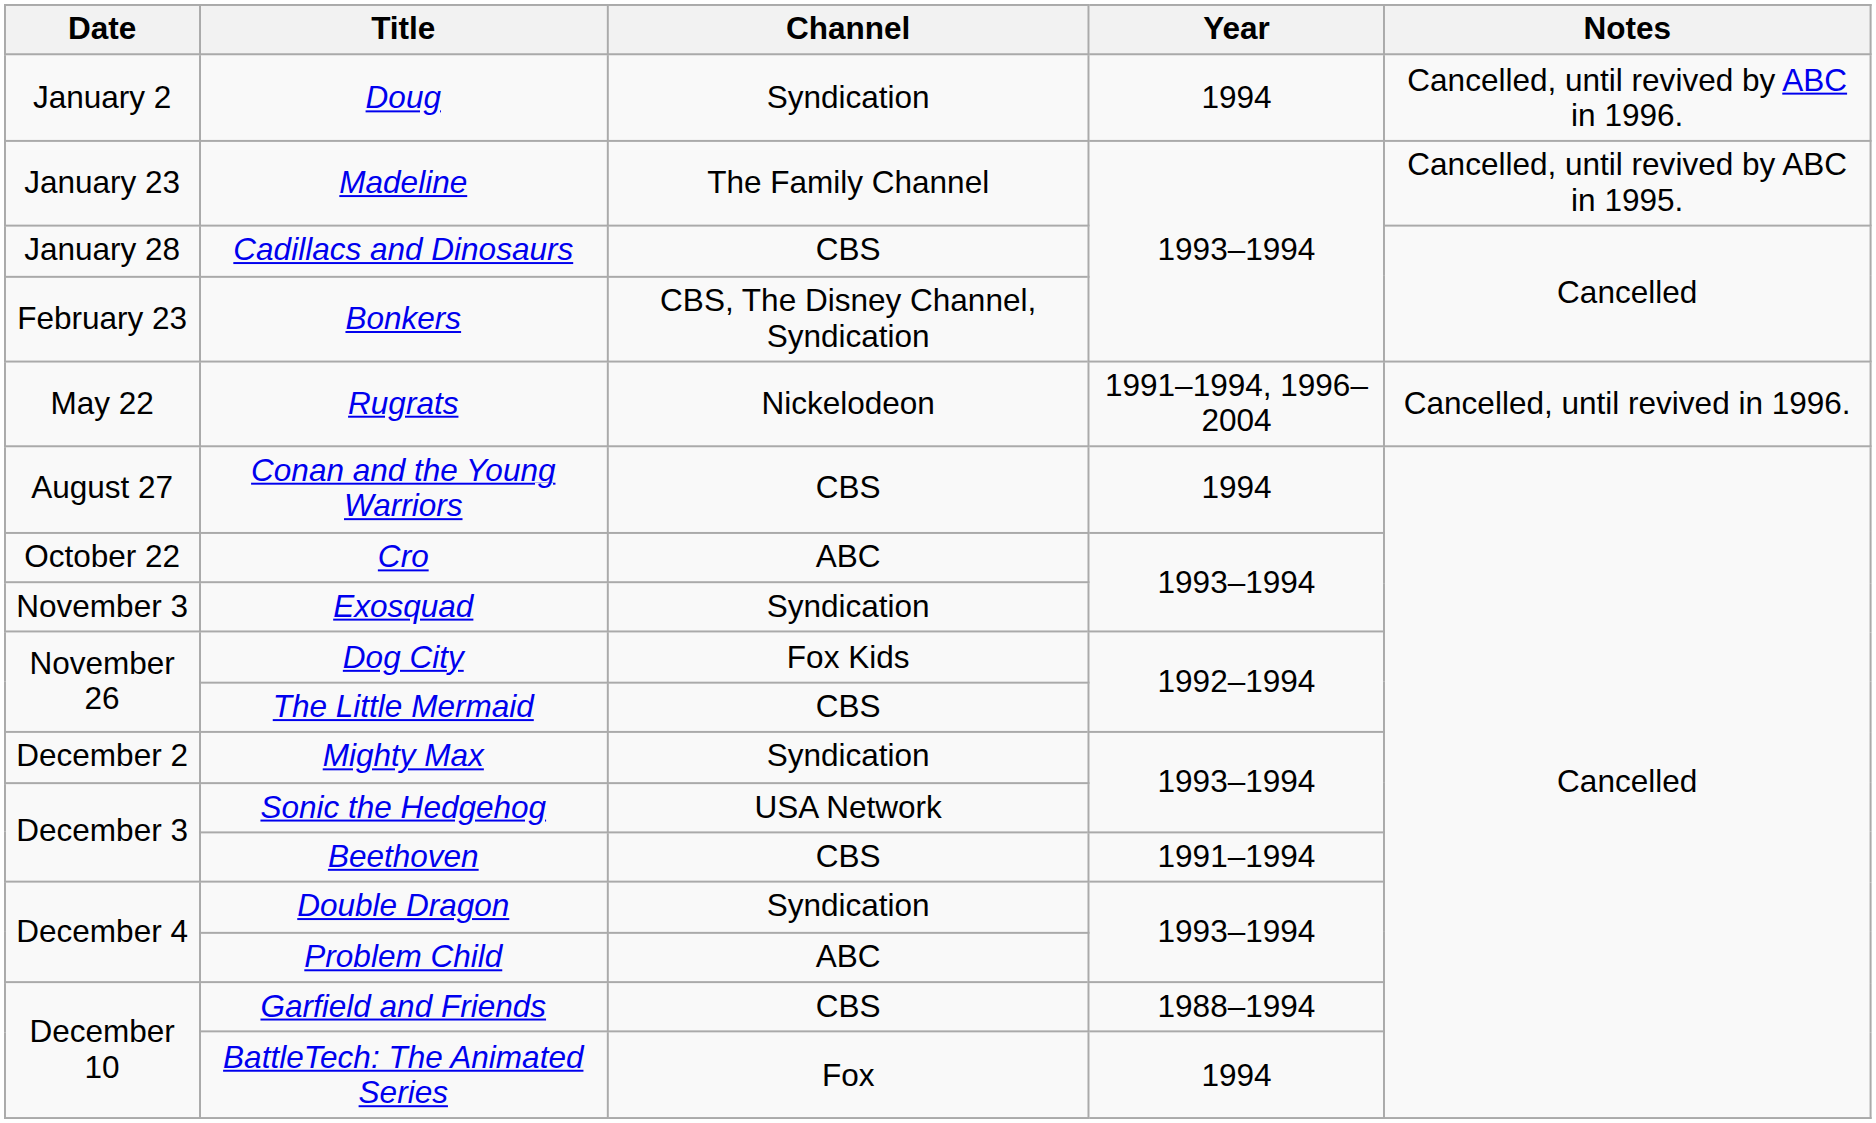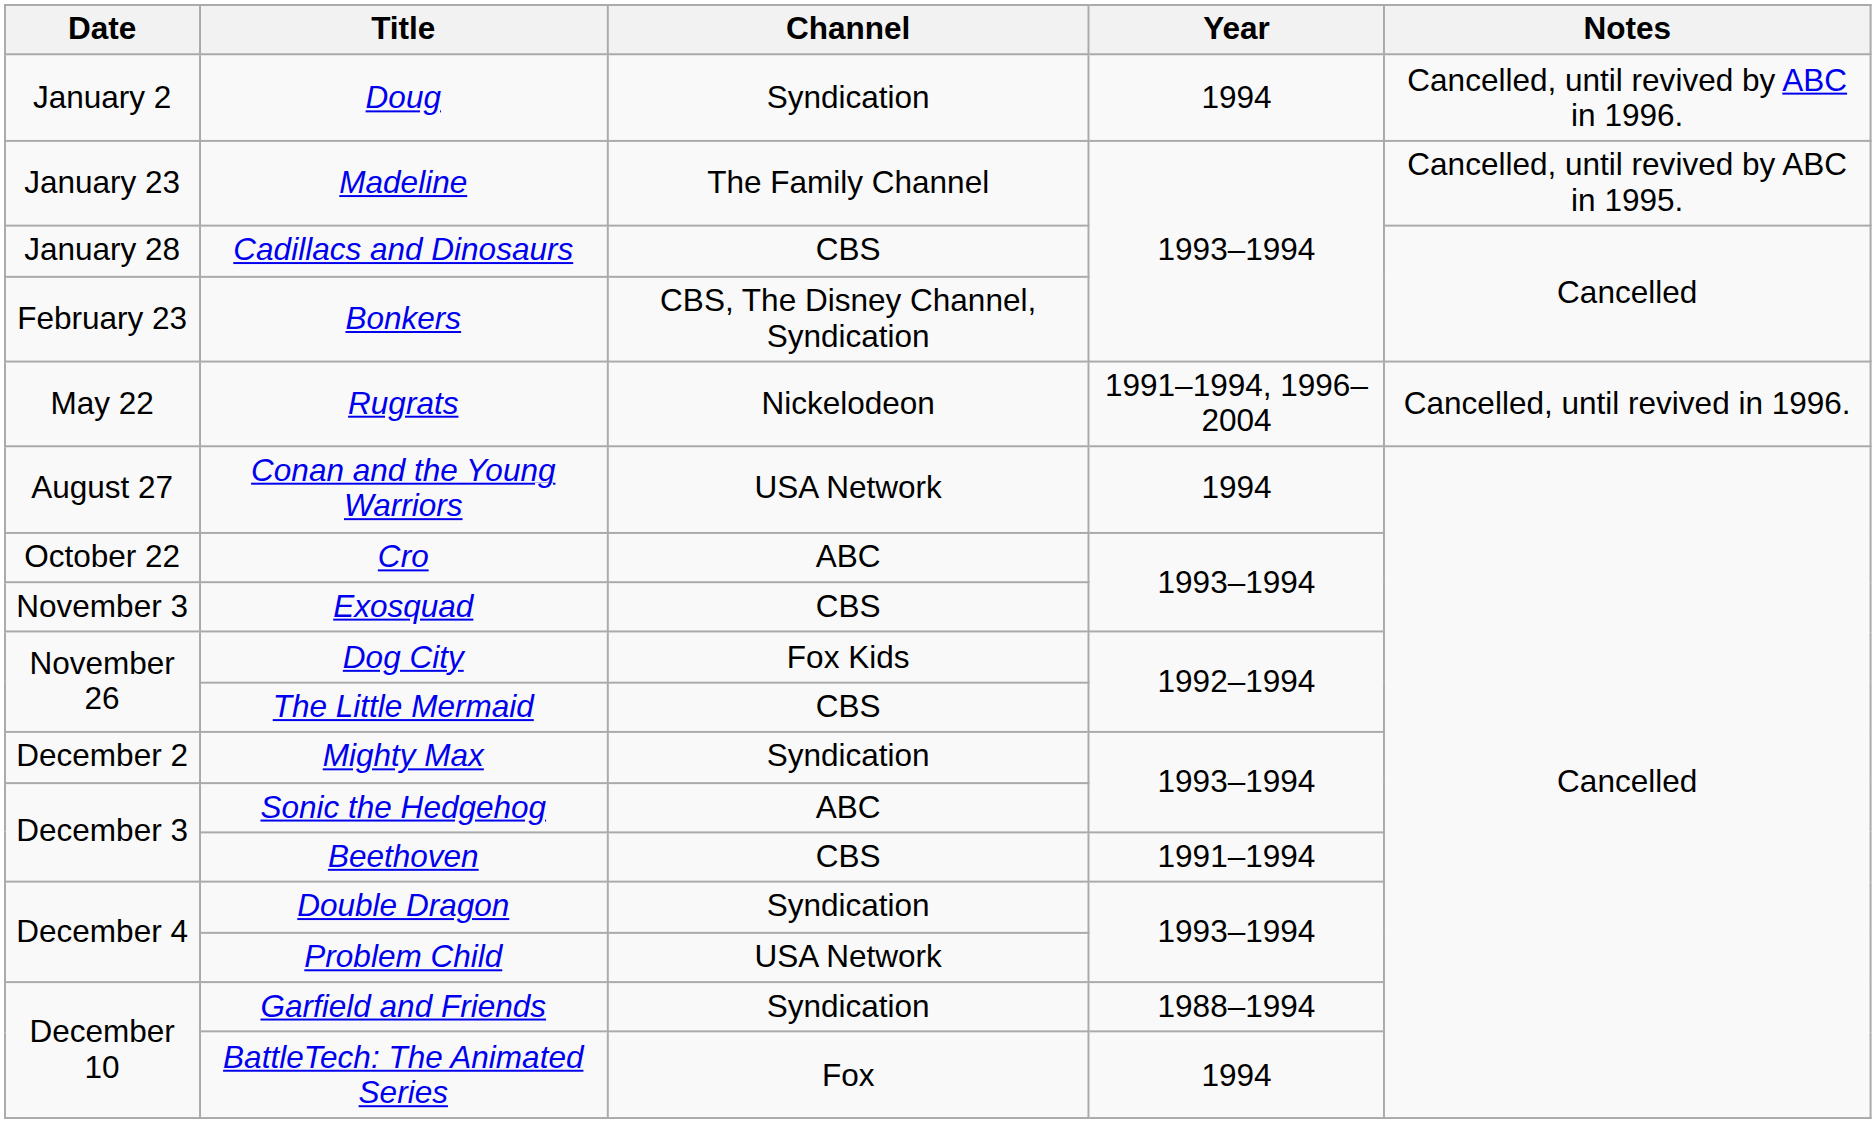(848, 488) CBS -> (848, 488) USA Network
(848, 606) Syndication -> (848, 606) CBS
(848, 806) USA Network -> (848, 806) ABC
(848, 956) ABC -> (848, 956) USA Network
(848, 1006) CBS -> (848, 1006) Syndication
